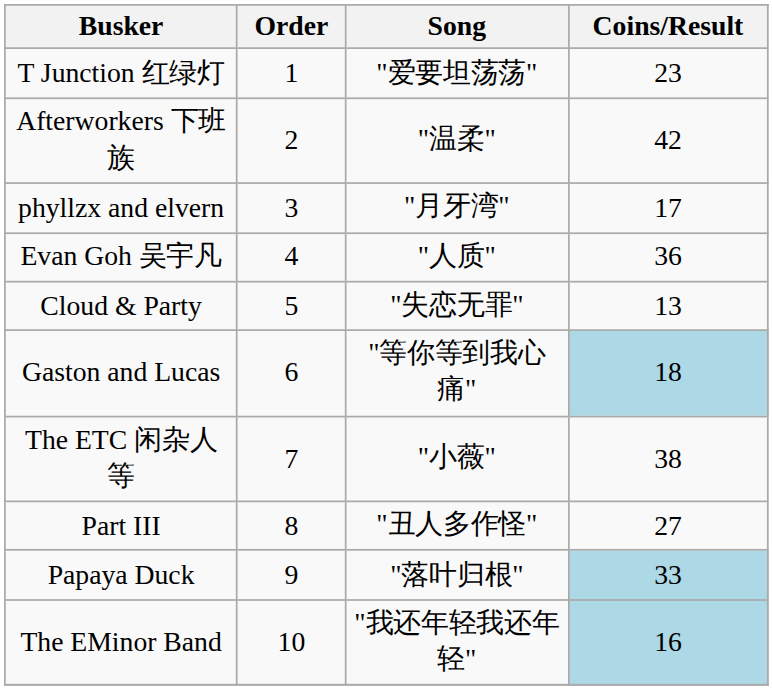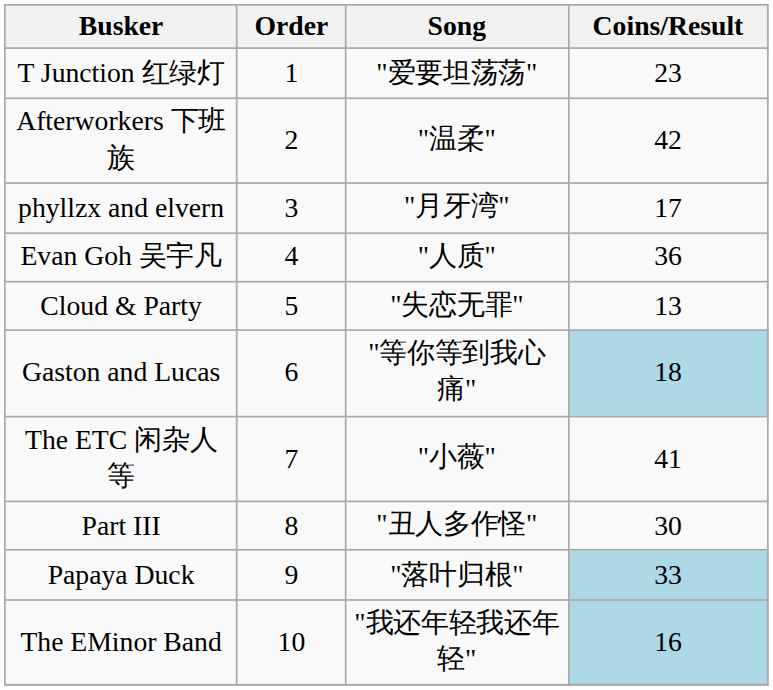(668, 458) 38 -> (668, 458) 41
(668, 525) 27 -> (668, 525) 30
